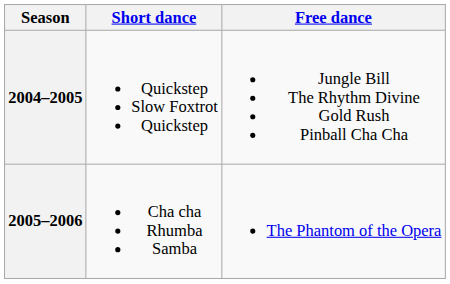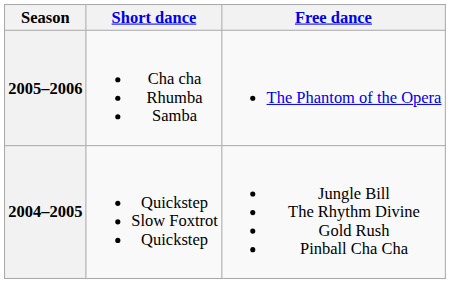rows swapped: (45, 221) <-> (45, 97)
